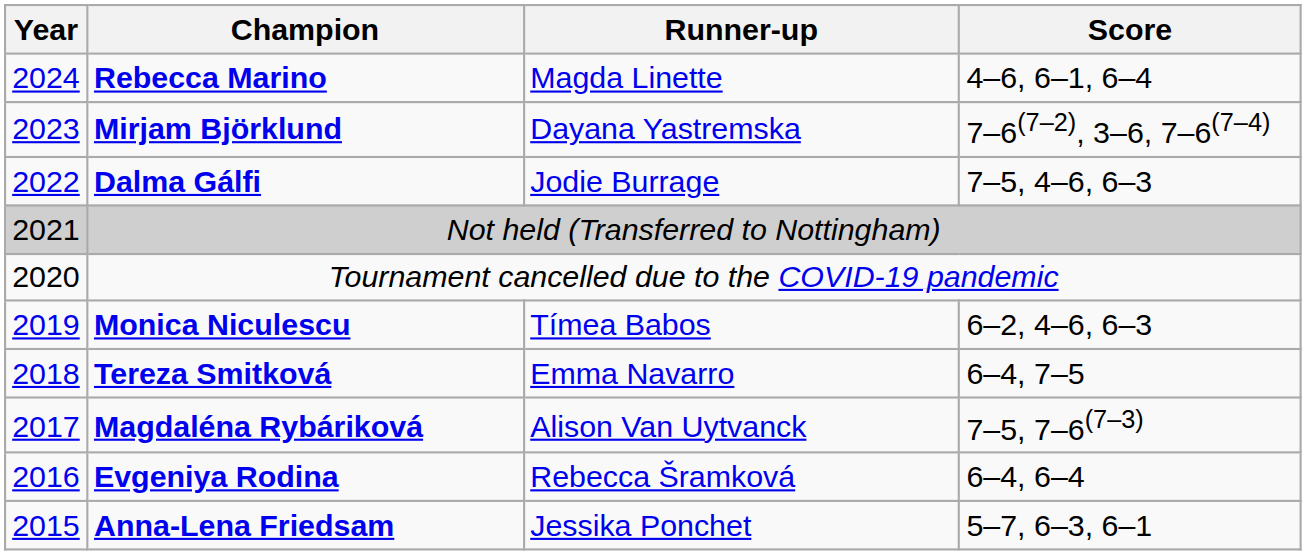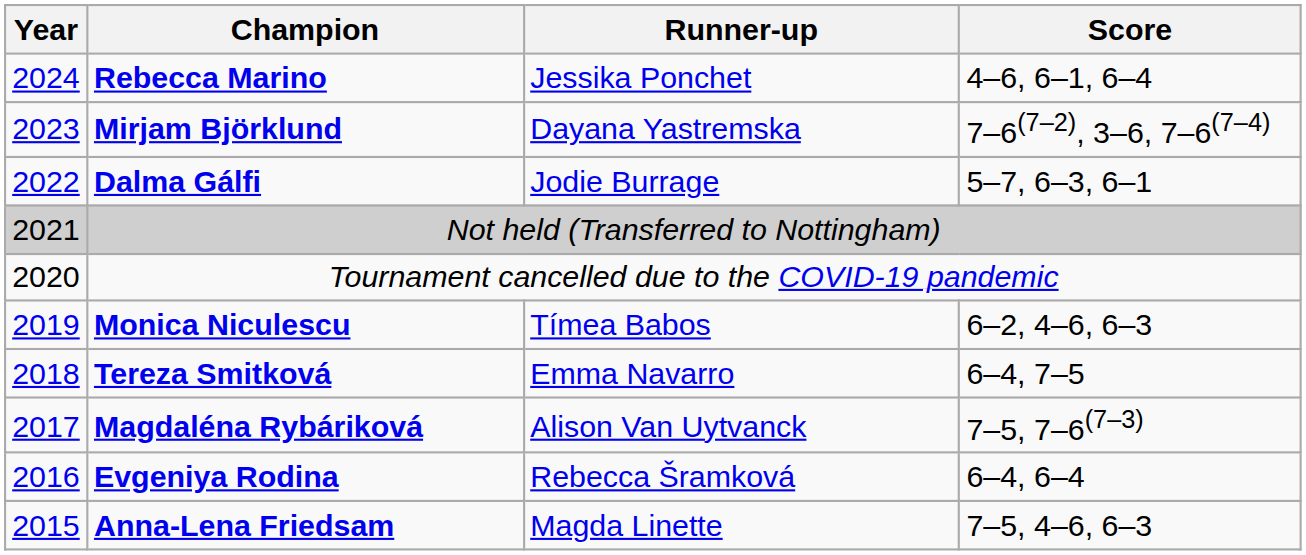(626, 77) Magda Linette -> (641, 77) Jessika Ponchet
(1059, 181) 7–5, 4–6, 6–3 -> (1059, 181) 5–7, 6–3, 6–1
(641, 525) Jessika Ponchet -> (626, 525) Magda Linette
(1059, 525) 5–7, 6–3, 6–1 -> (1059, 525) 7–5, 4–6, 6–3
